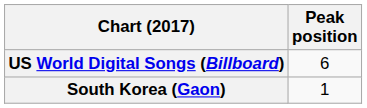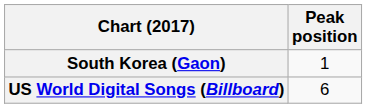rows swapped: (146, 90) <-> (146, 63)
